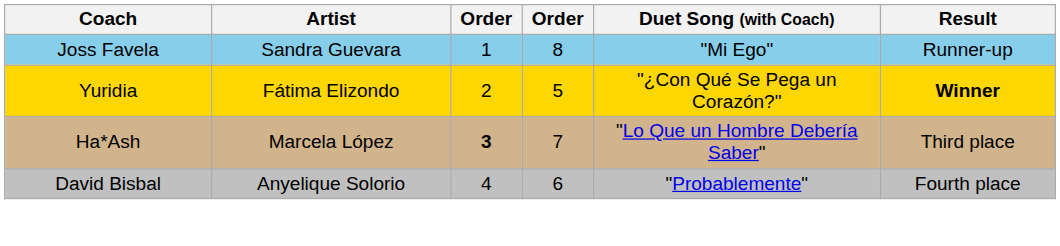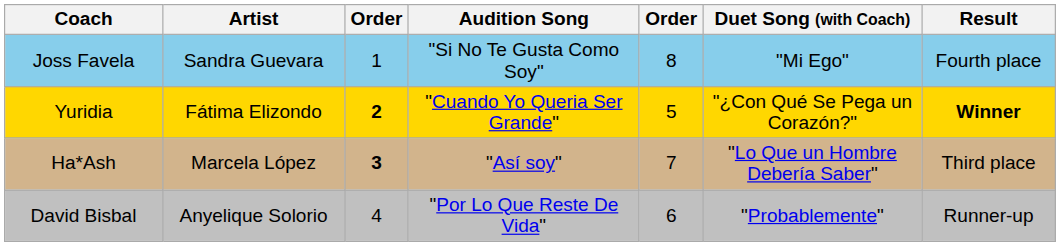+ column: (524, 19)
(968, 49) Runner-up -> (989, 60) Fourth place
(486, 90) normal -> (377, 112) bold
(968, 183) Fourth place -> (989, 215) Runner-up
